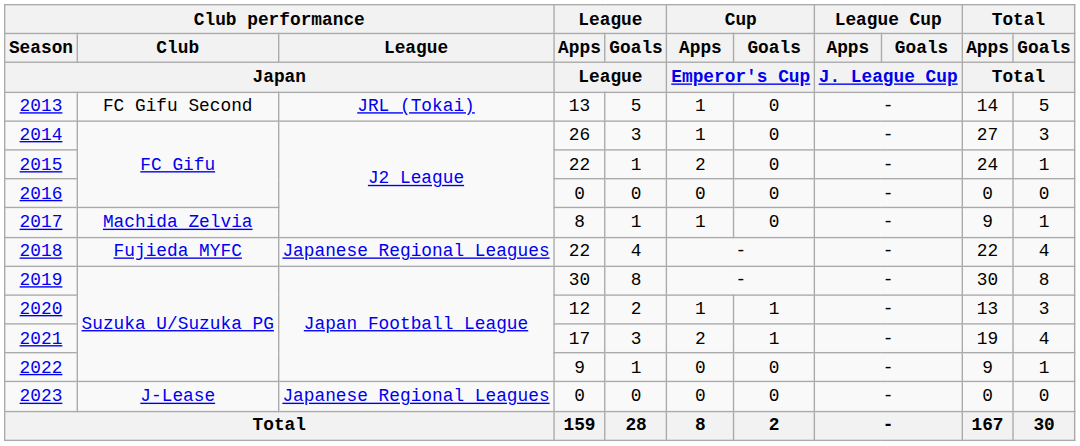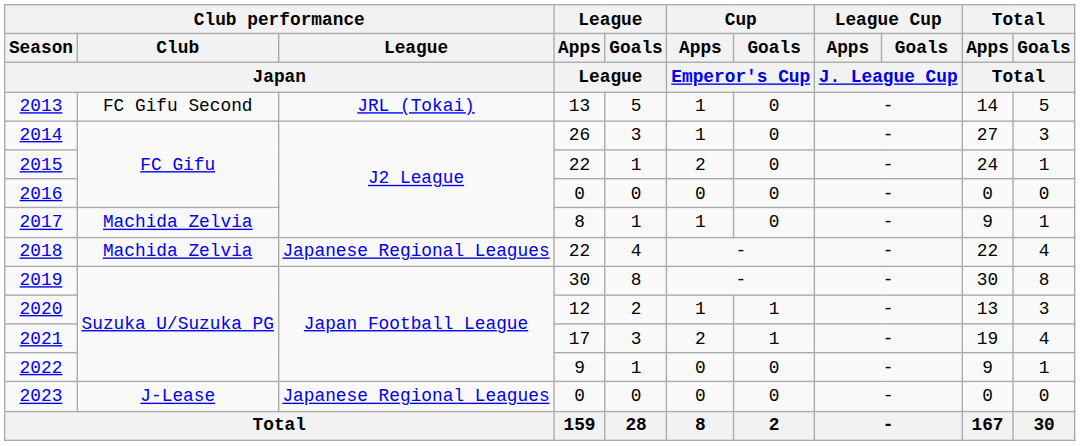(178, 251) Fujieda MYFC -> (178, 251) Machida Zelvia
